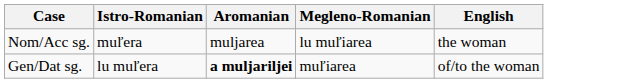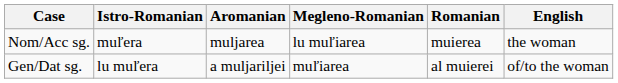+ column: (466, 16)
(251, 66) bold -> (248, 66) normal
